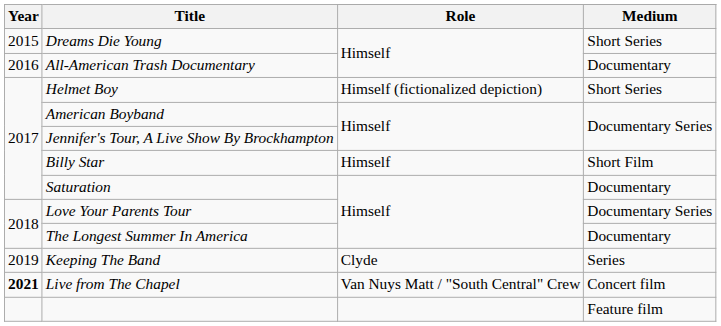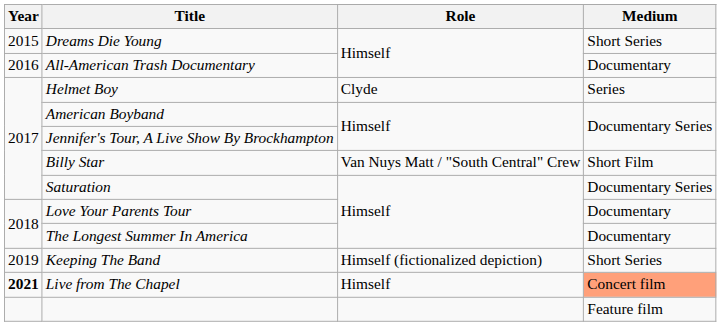(441, 89) Himself (fictionalized depiction) -> (359, 89) Clyde
(625, 89) Short Series -> (606, 89) Series
(366, 162) Himself -> (461, 162) Van Nuys Matt / "South Central" Crew
(629, 187) Documentary -> (650, 187) Documentary Series
(650, 211) Documentary Series -> (629, 211) Documentary
(359, 260) Clyde -> (441, 260) Himself (fictionalized depiction)
(606, 260) Series -> (625, 260) Short Series
(461, 284) Van Nuys Matt / "South Central" Crew -> (366, 284) Himself
(626, 284) no background -> (626, 284) lightsalmon background
